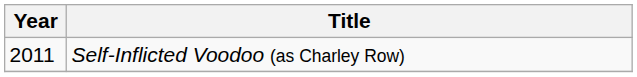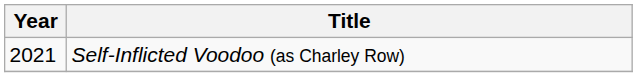(32, 54) 2011 -> (33, 54) 2021
